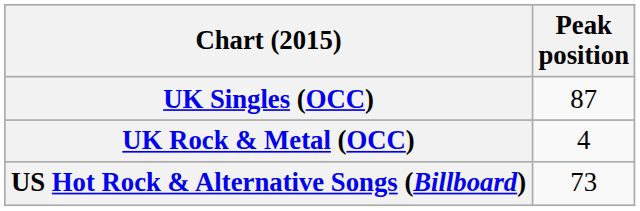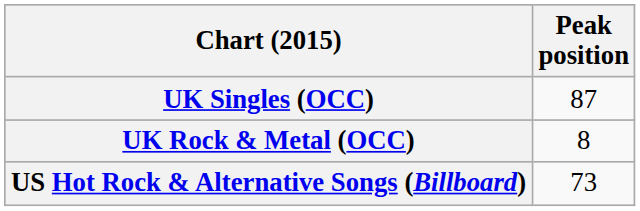(584, 140) 4 -> (584, 140) 8
